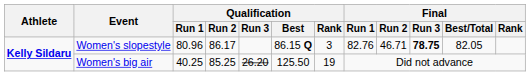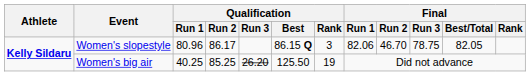(360, 46) 82.76 -> (360, 46) 82.06
(393, 46) 46.71 -> (393, 46) 46.70
(426, 46) bold -> (426, 46) normal
